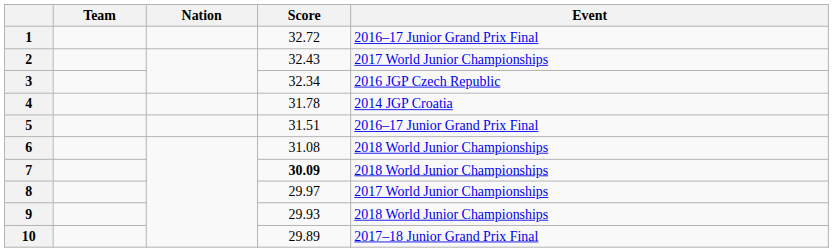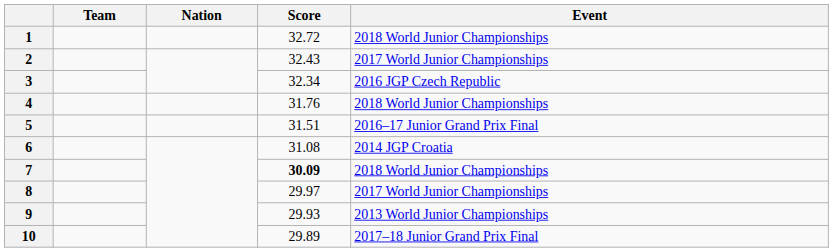(446, 37) 2016–17 Junior Grand Prix Final -> (451, 37) 2018 World Junior Championships
(304, 103) 31.78 -> (304, 103) 31.76
(404, 103) 2014 JGP Croatia -> (451, 103) 2018 World Junior Championships
(451, 147) 2018 World Junior Championships -> (404, 147) 2014 JGP Croatia
(451, 214) 2018 World Junior Championships -> (451, 214) 2013 World Junior Championships
